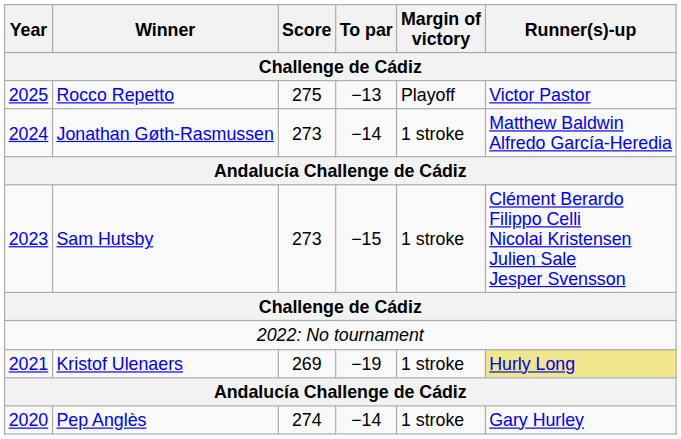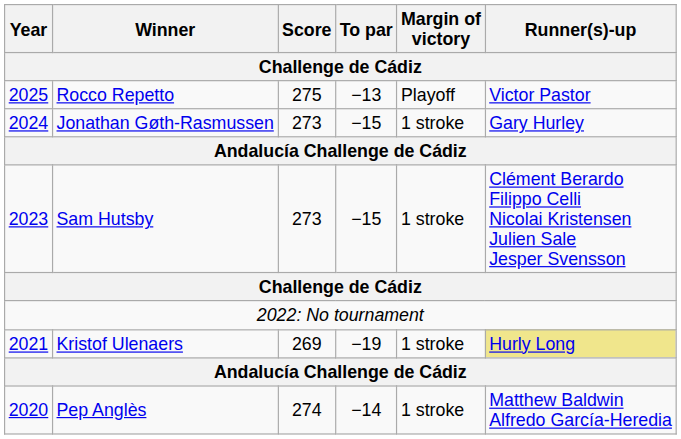(366, 133) −14 -> (366, 123) −15
(581, 133) Matthew Baldwin Alfredo García-Heredia -> (537, 123) Gary Hurley
(537, 420) Gary Hurley -> (581, 410) Matthew Baldwin Alfredo García-Heredia
